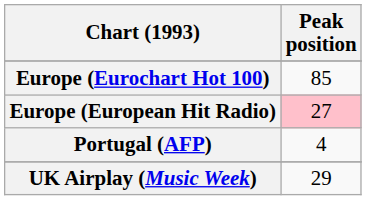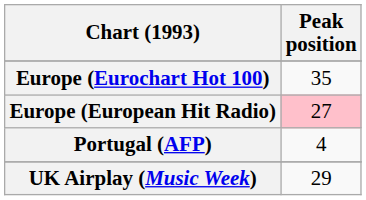(321, 77) 85 -> (321, 77) 35
